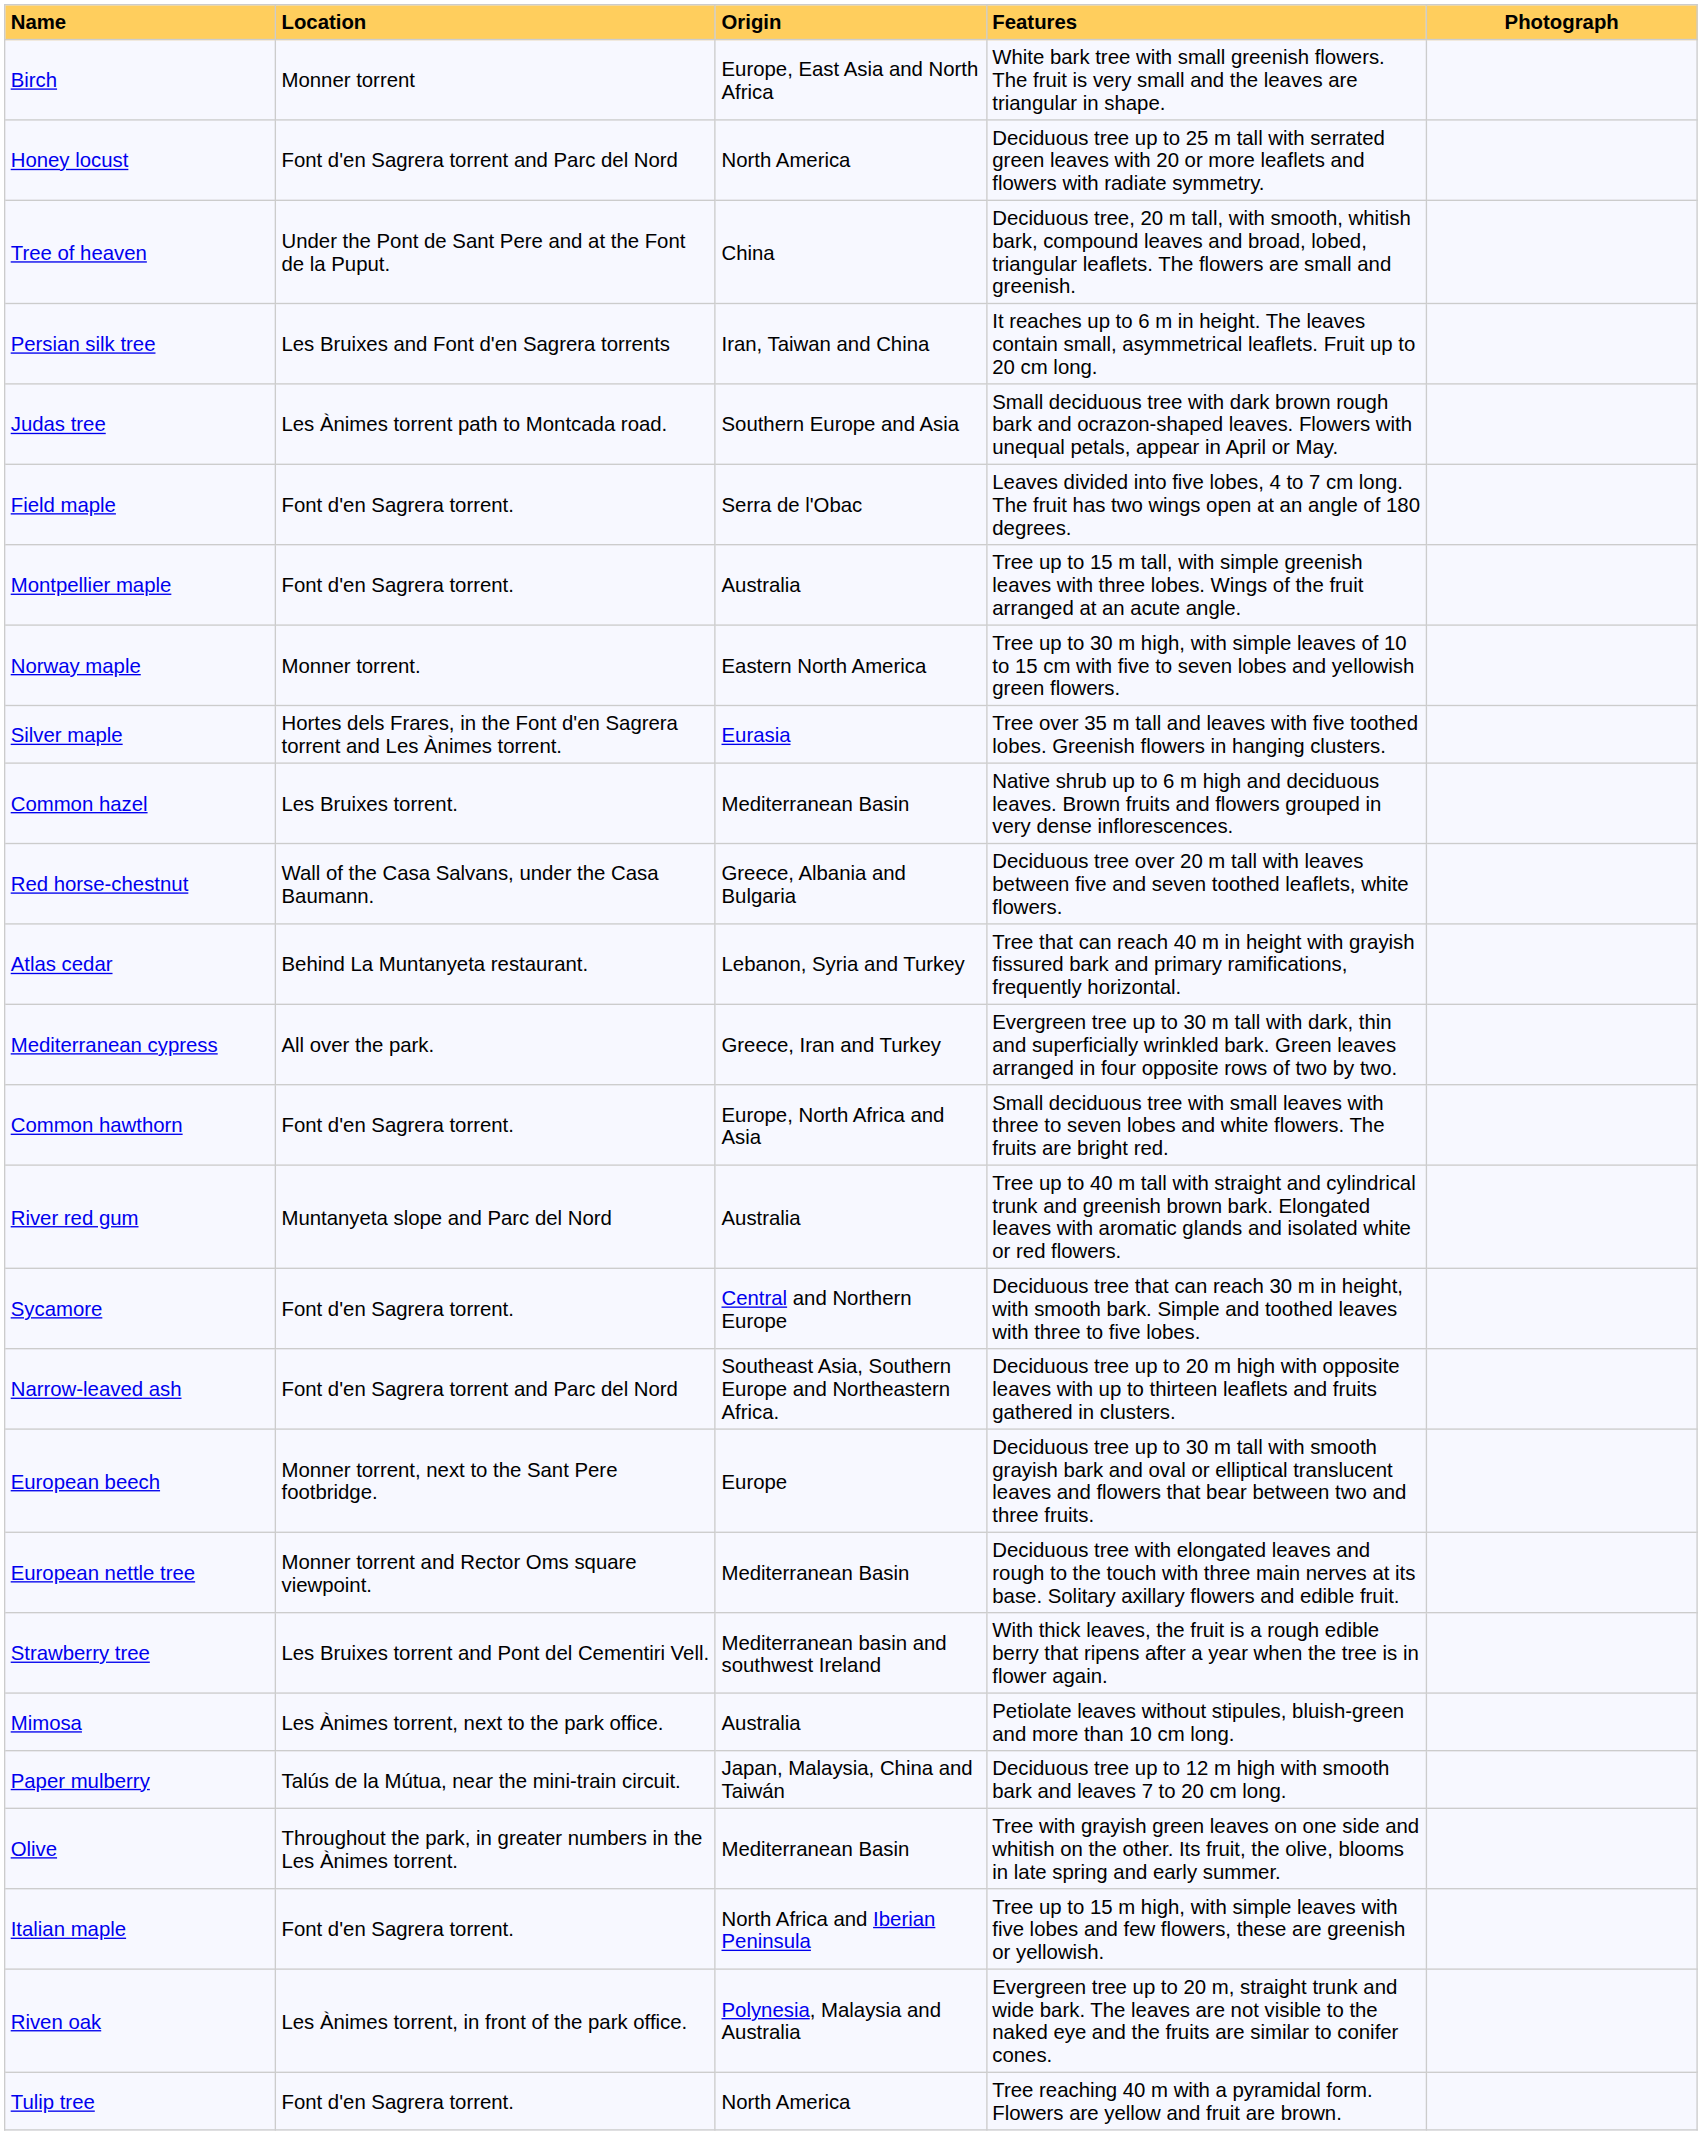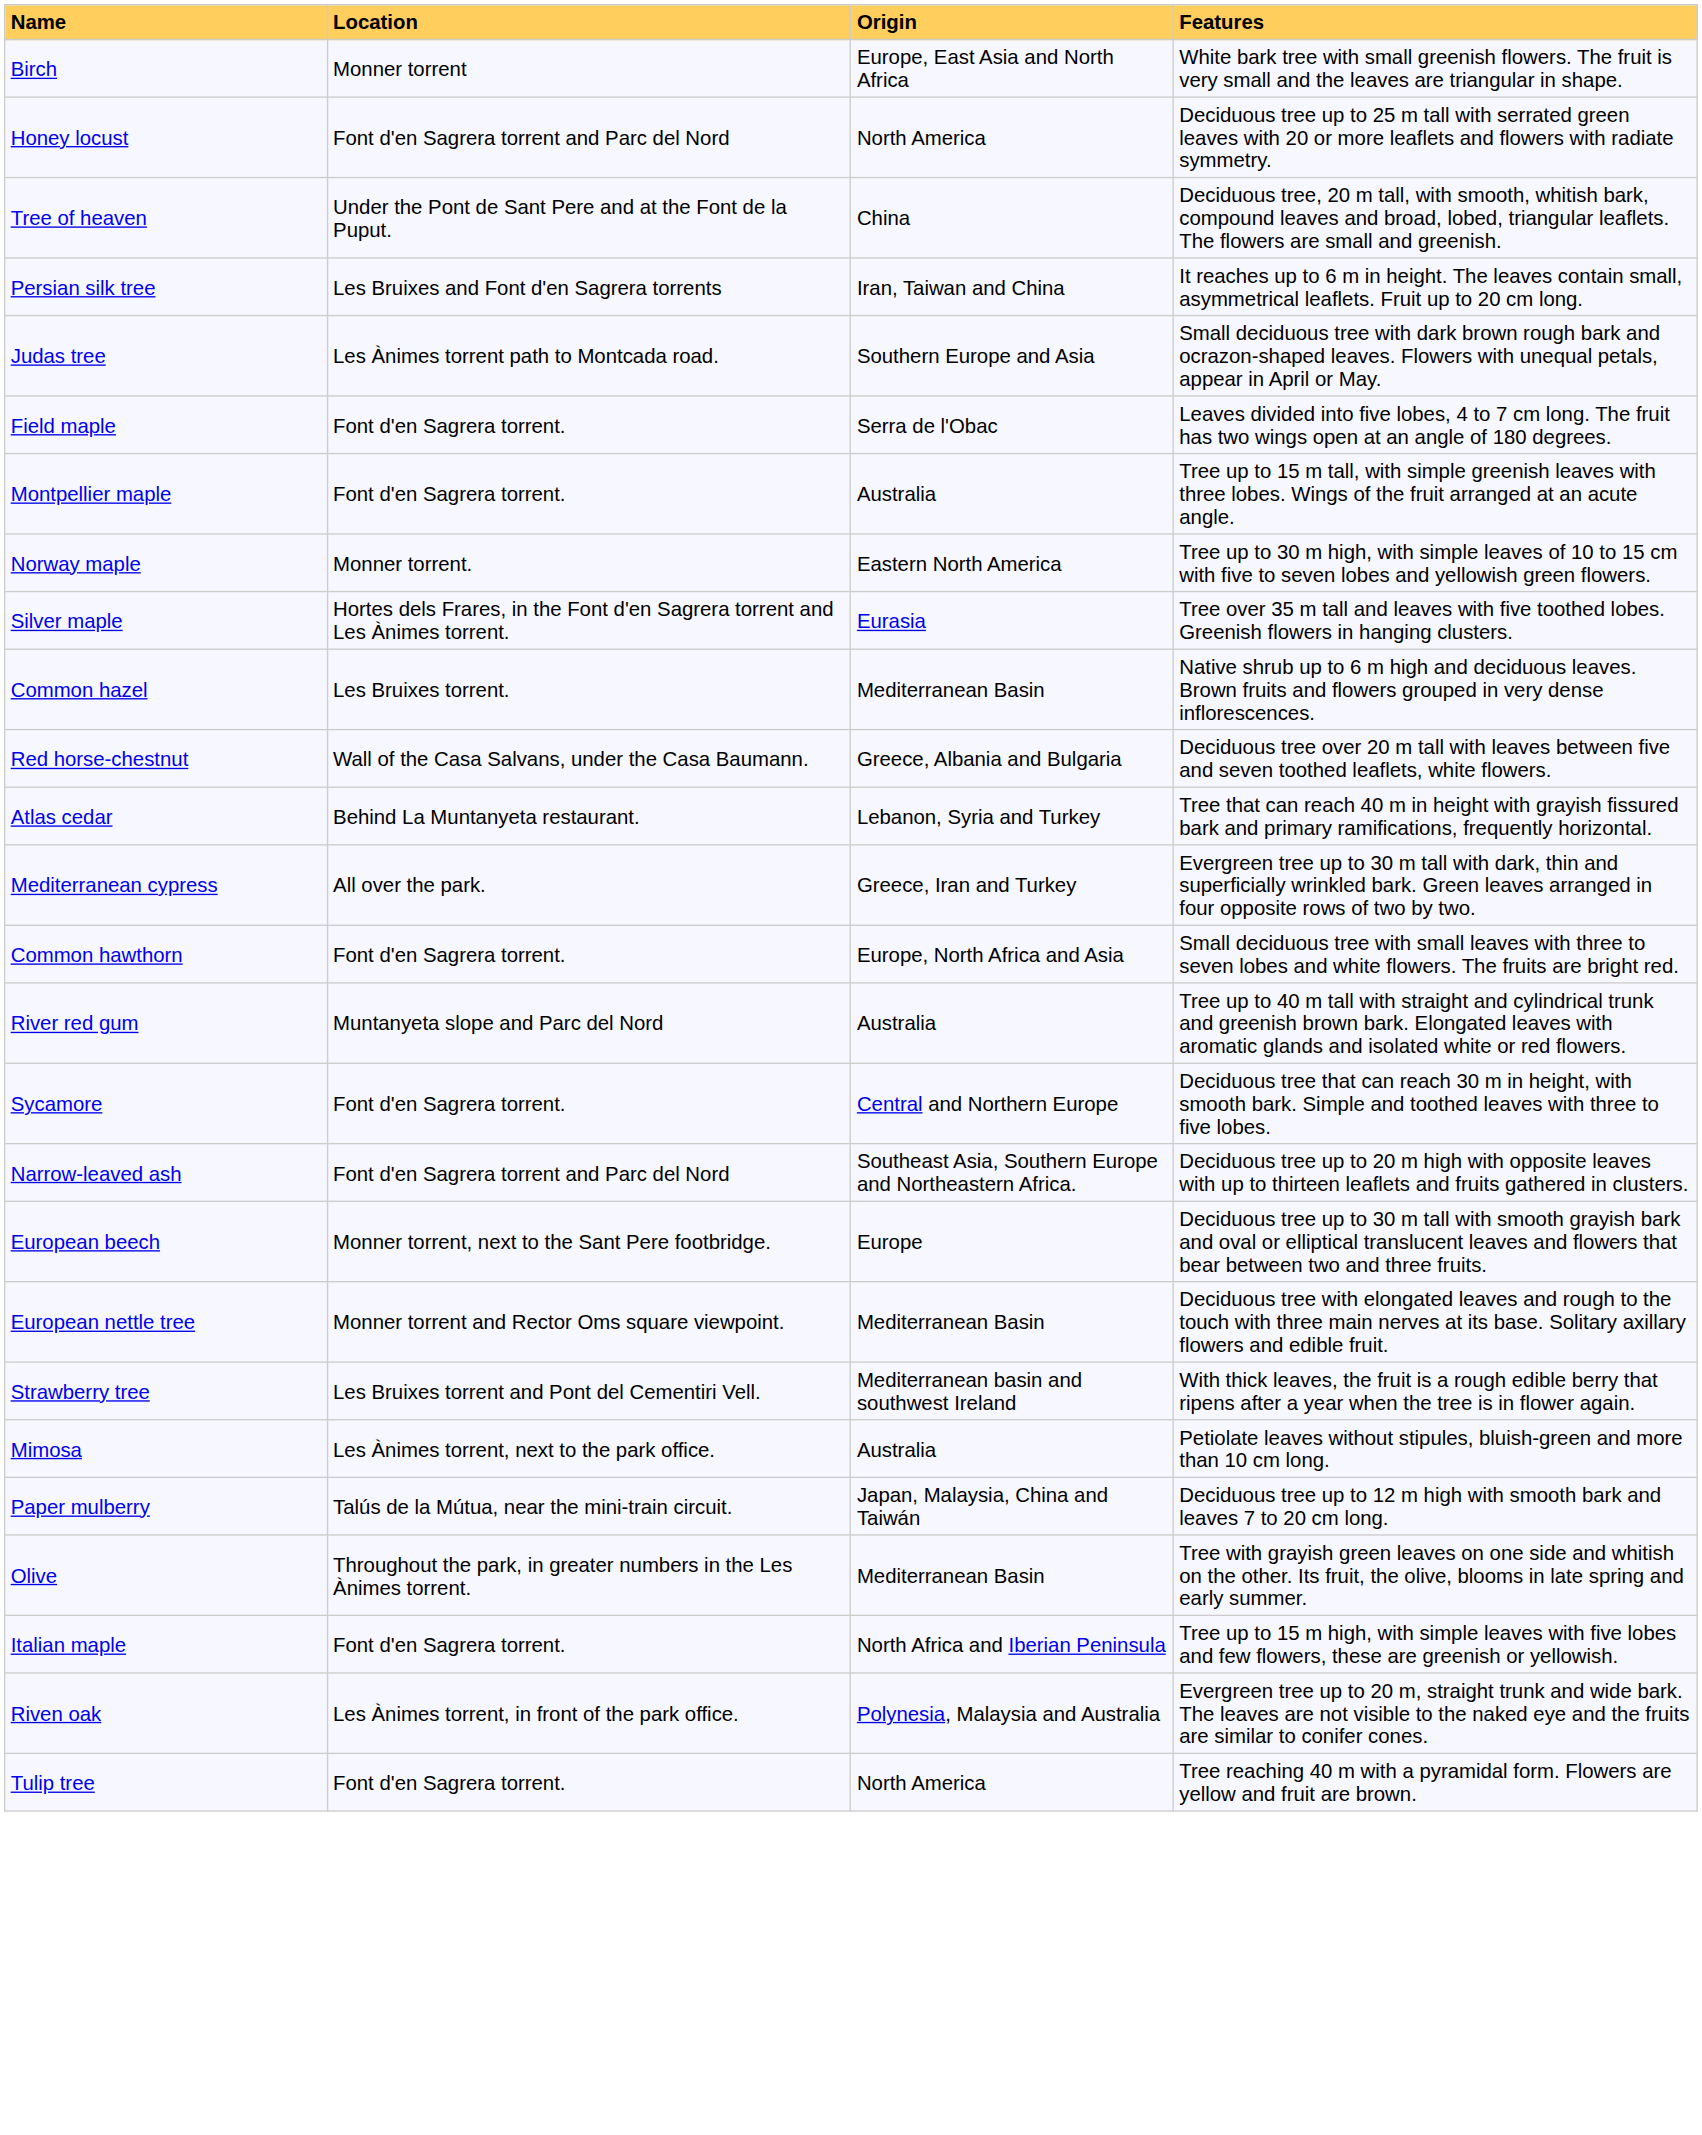- column: (1562, 22)
